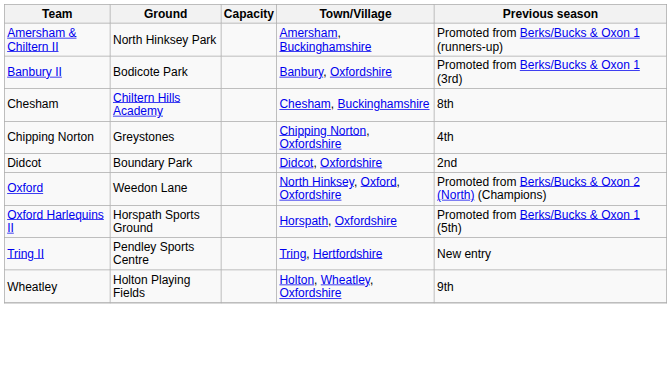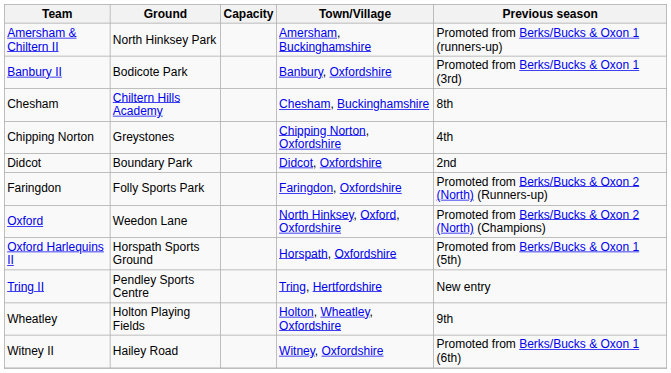+ row: (34, 188)
+ row: (30, 351)
